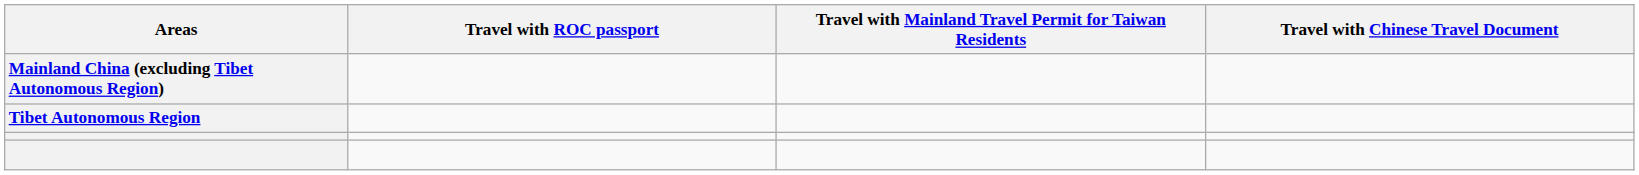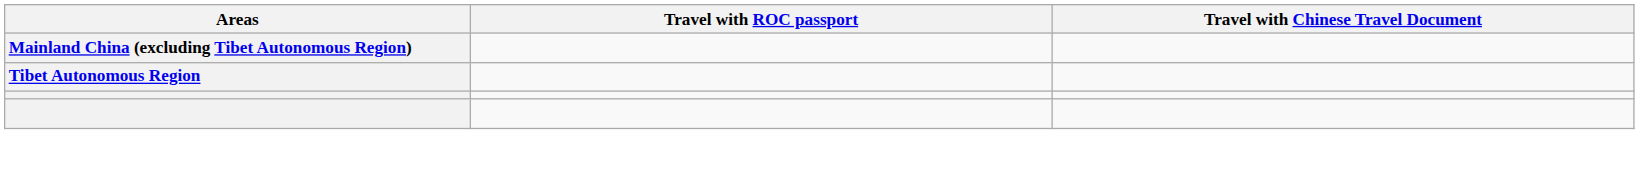- column: (991, 29)
